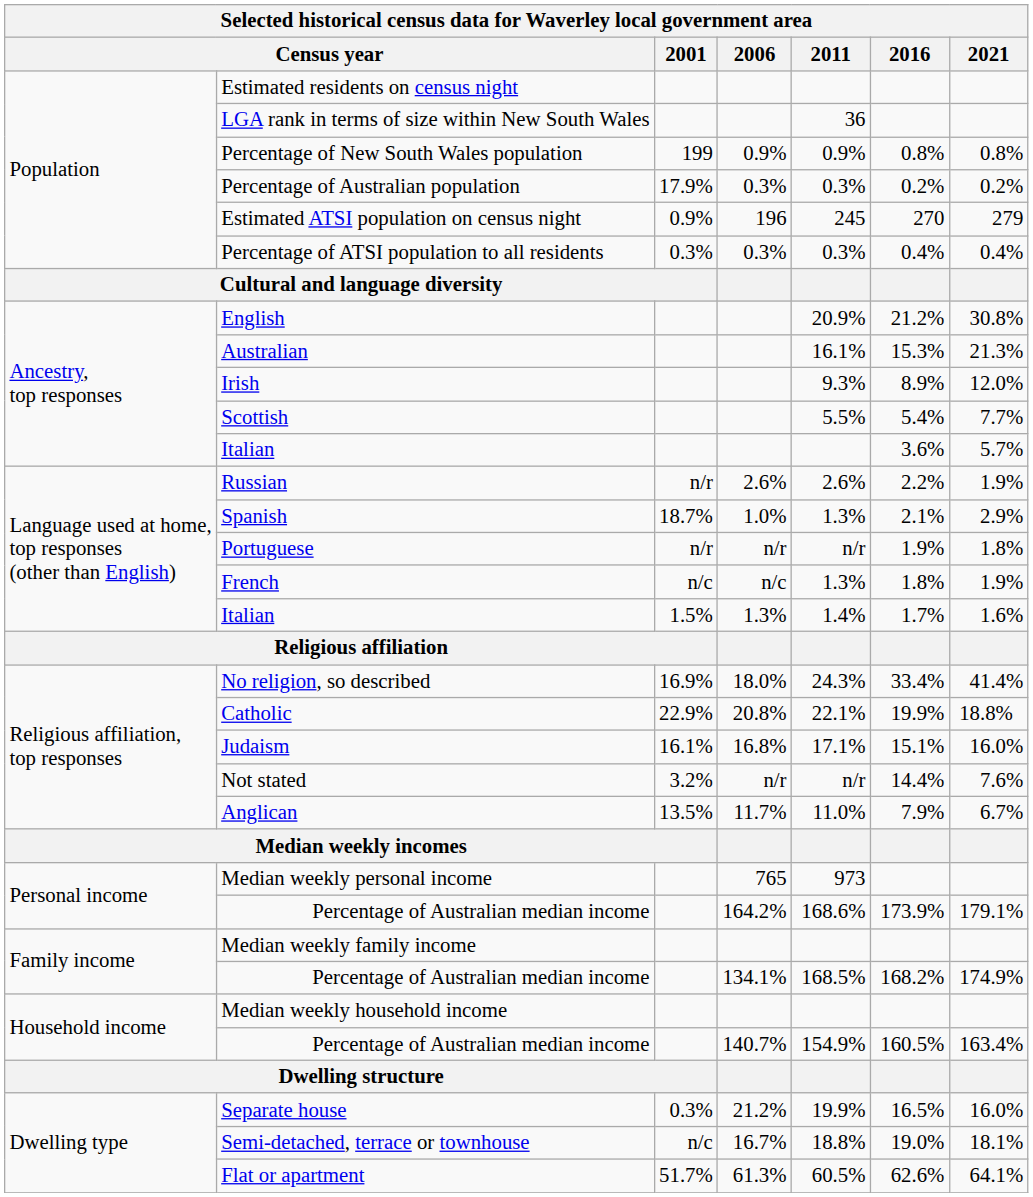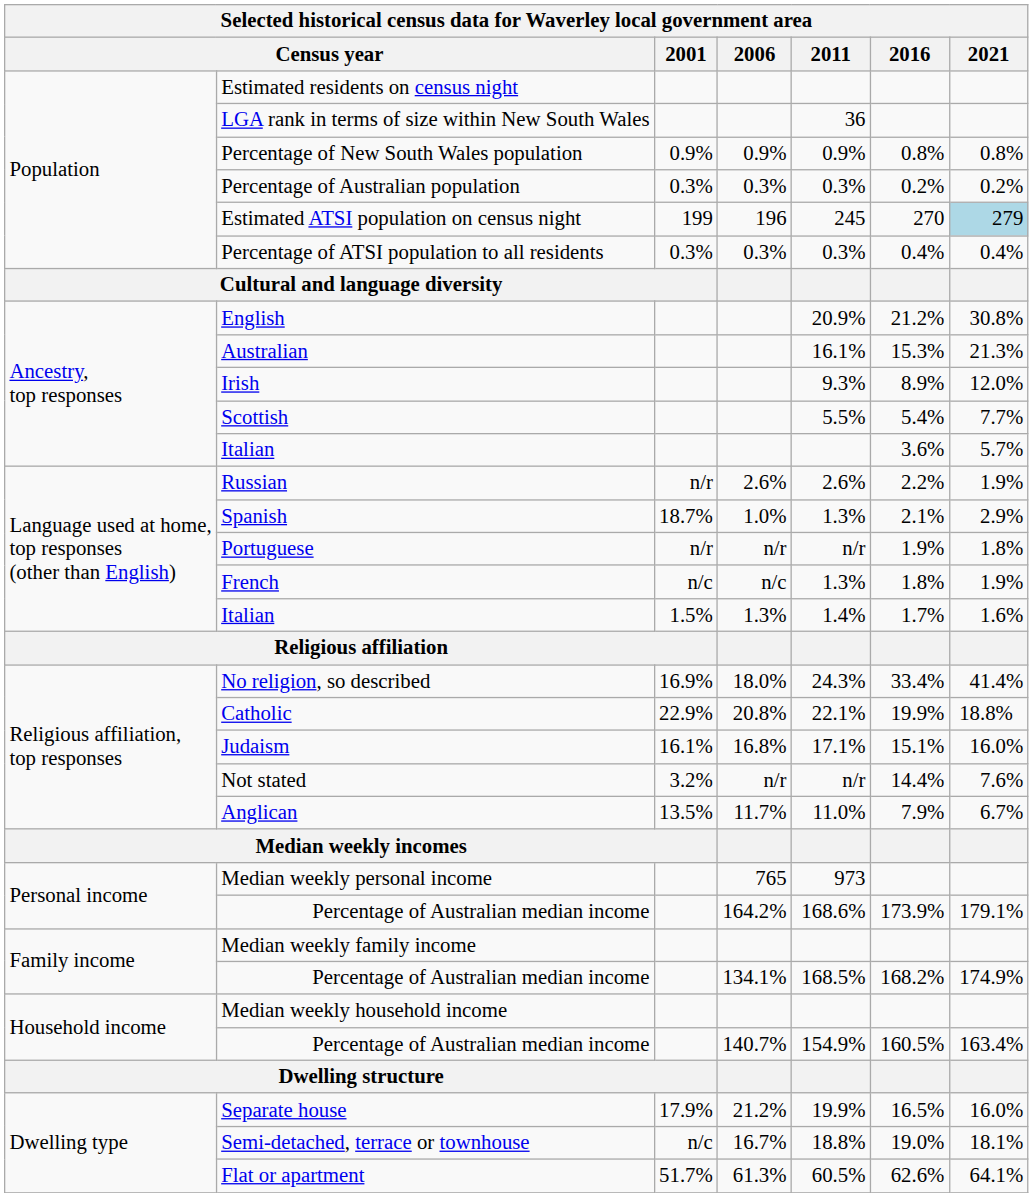(697, 152) 199 -> (691, 152) 0.9%
(686, 185) 17.9% -> (691, 185) 0.3%
(691, 218) 0.9% -> (697, 218) 199
(1005, 218) no background -> (1005, 218) lightblue background
(691, 1109) 0.3% -> (686, 1109) 17.9%
